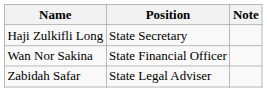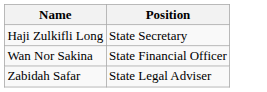- column: (246, 14)
